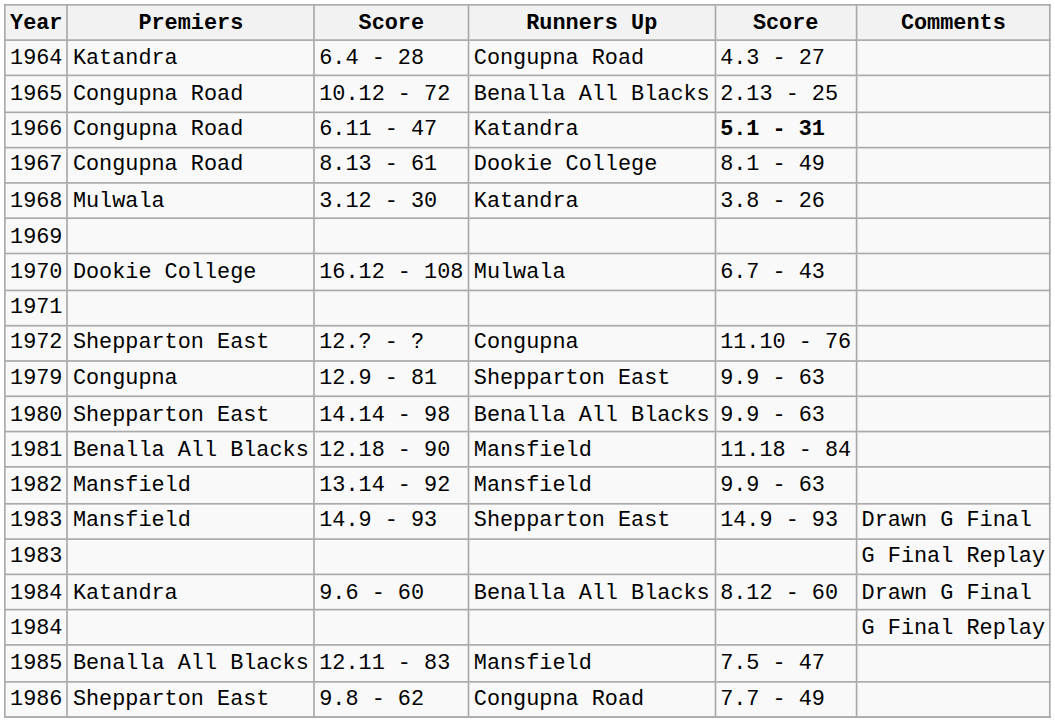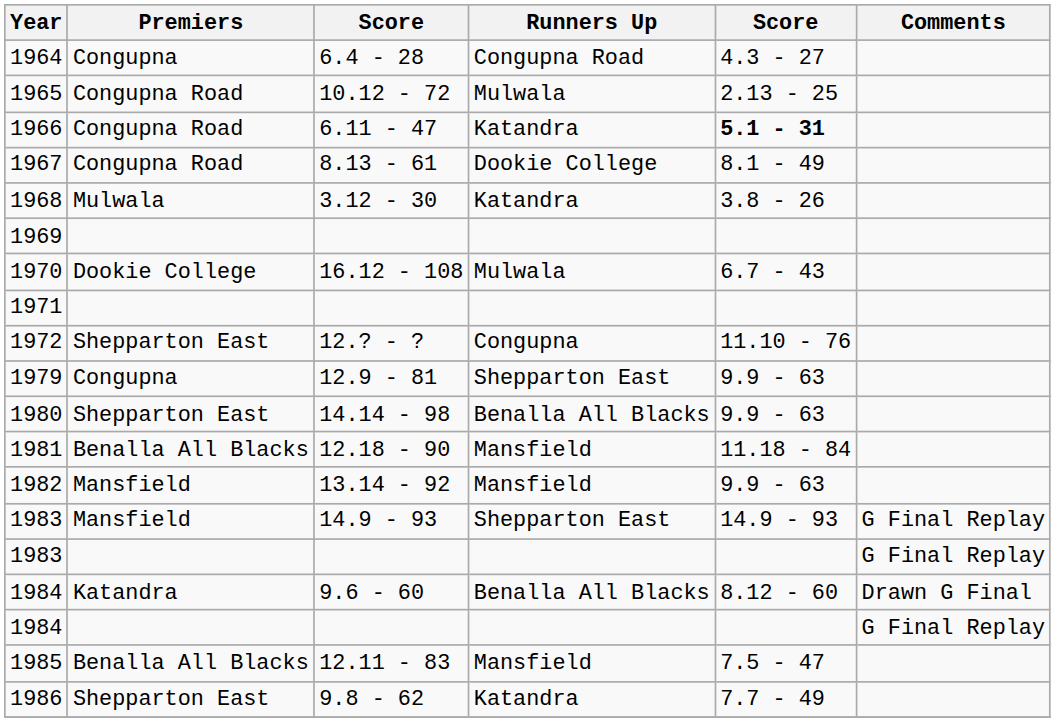(125, 58) Katandra -> (125, 58) Congupna
(592, 94) Benalla All Blacks -> (520, 94) Mulwala
(947, 521) Drawn G Final -> (953, 521) G Final Replay
(559, 699) Congupna Road -> (526, 699) Katandra
